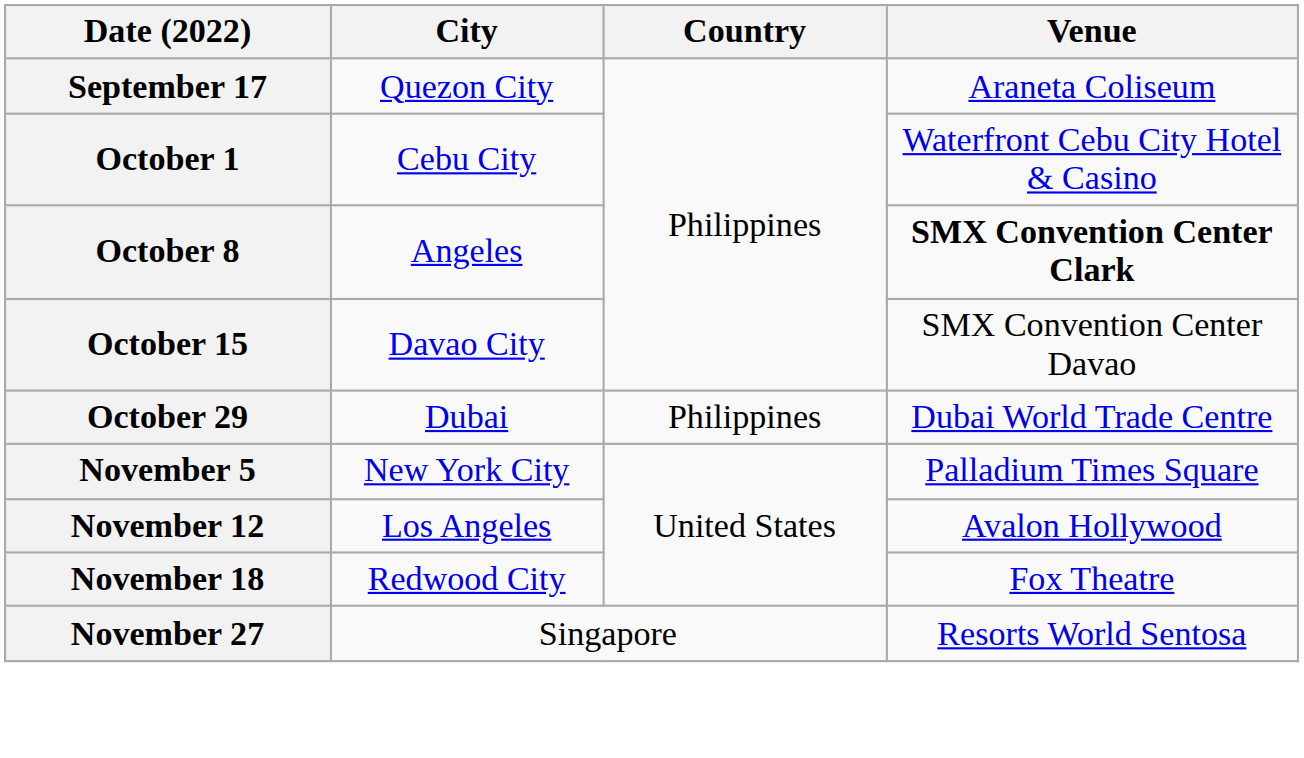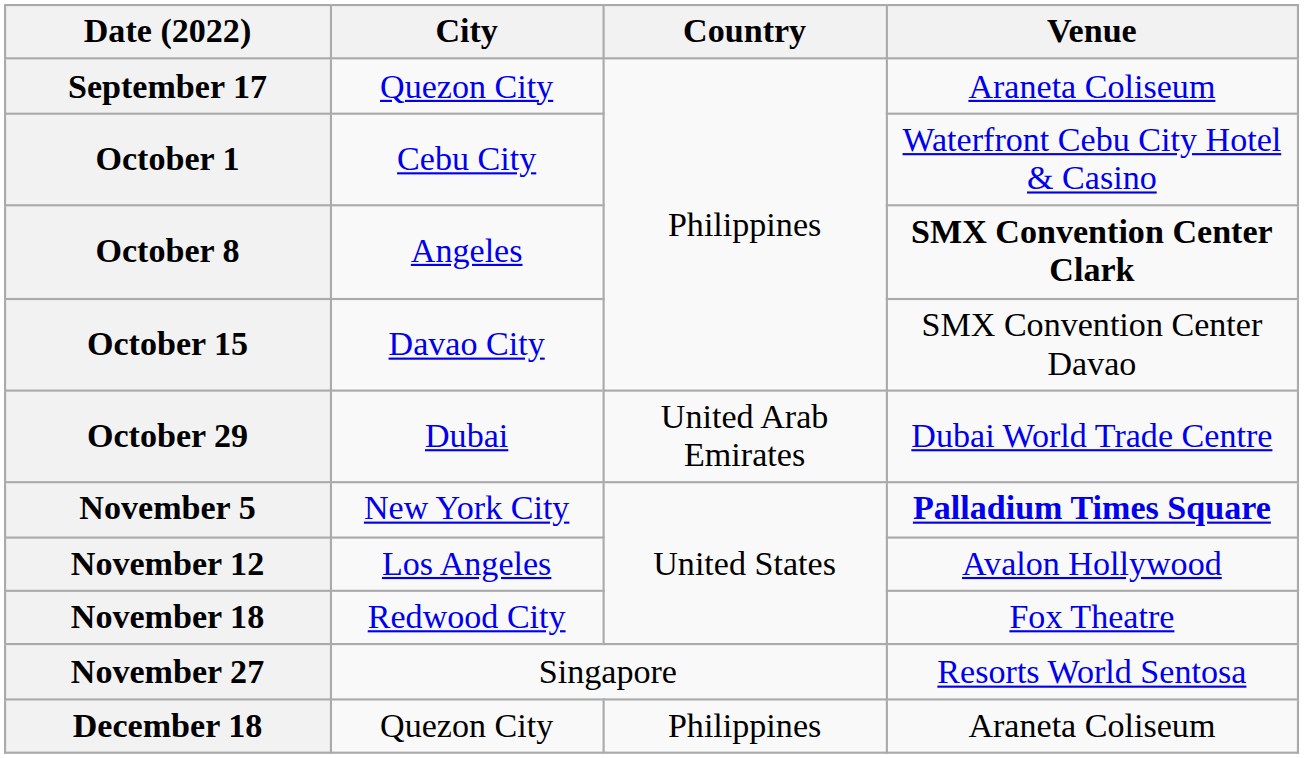(745, 416) Philippines -> (745, 435) United Arab Emirates
(1092, 470) normal -> (1092, 509) bold
+ row: (168, 725)
